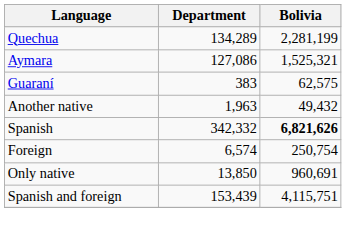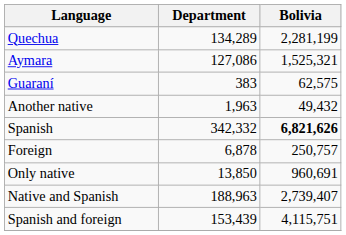(241, 151) 6,574 -> (241, 151) 6,878
(315, 151) 250,754 -> (315, 151) 250,757
+ row: (63, 196)
